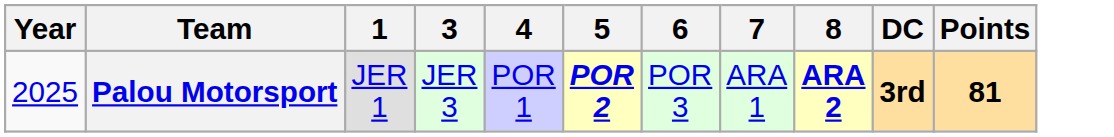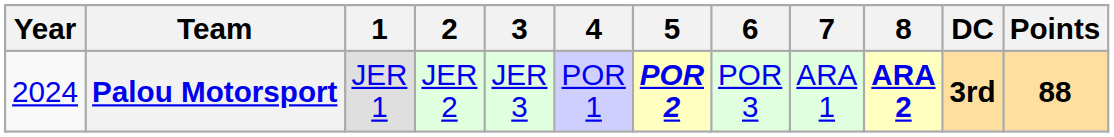+ column: (449, 28)
(45, 91) 2025 -> (45, 91) 2024
(985, 91) 81 -> (1055, 91) 88
